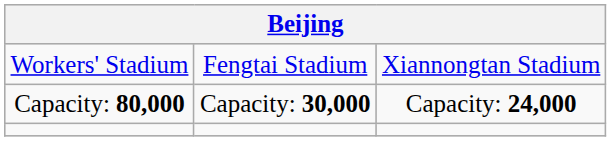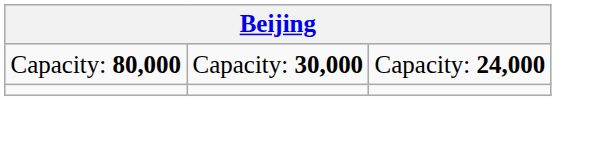- row: (99, 63)
